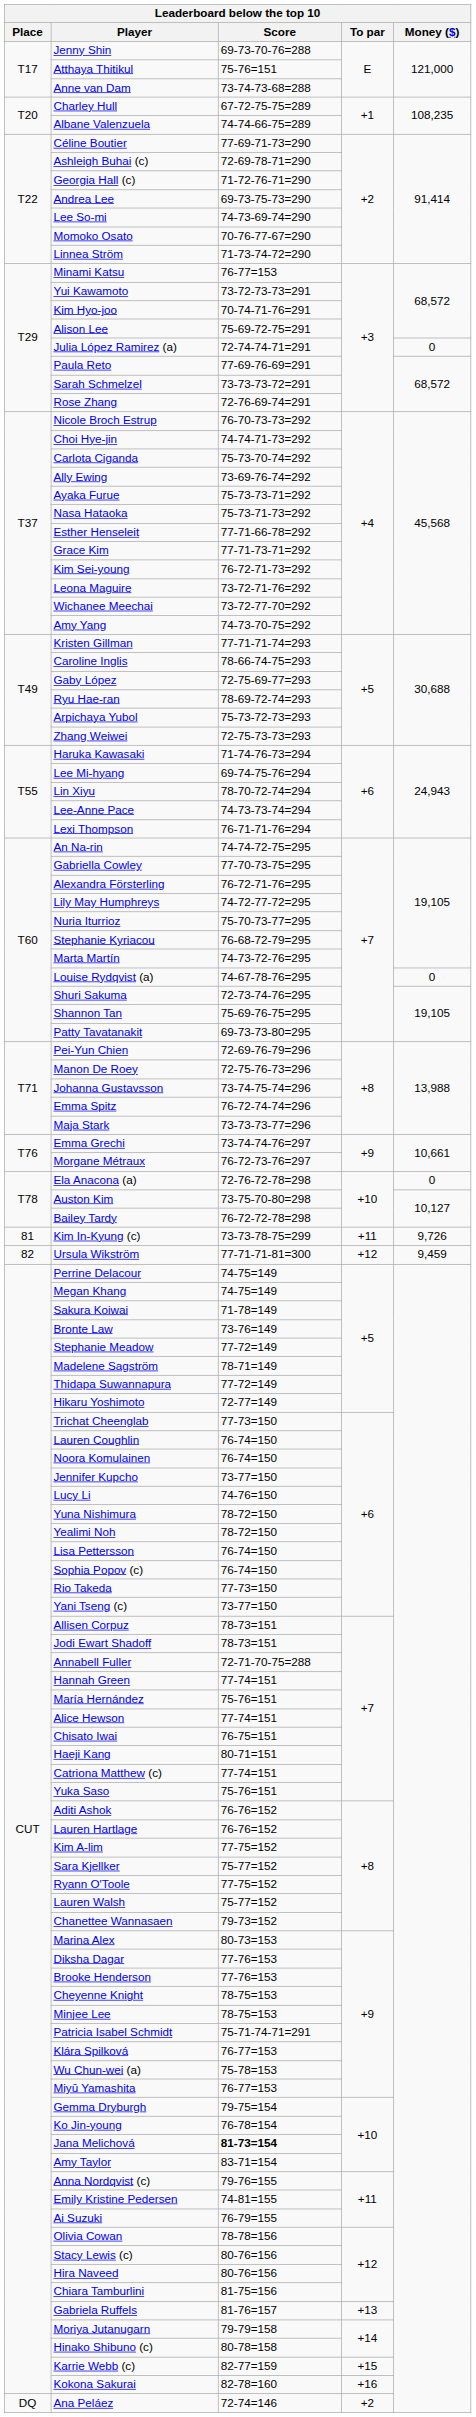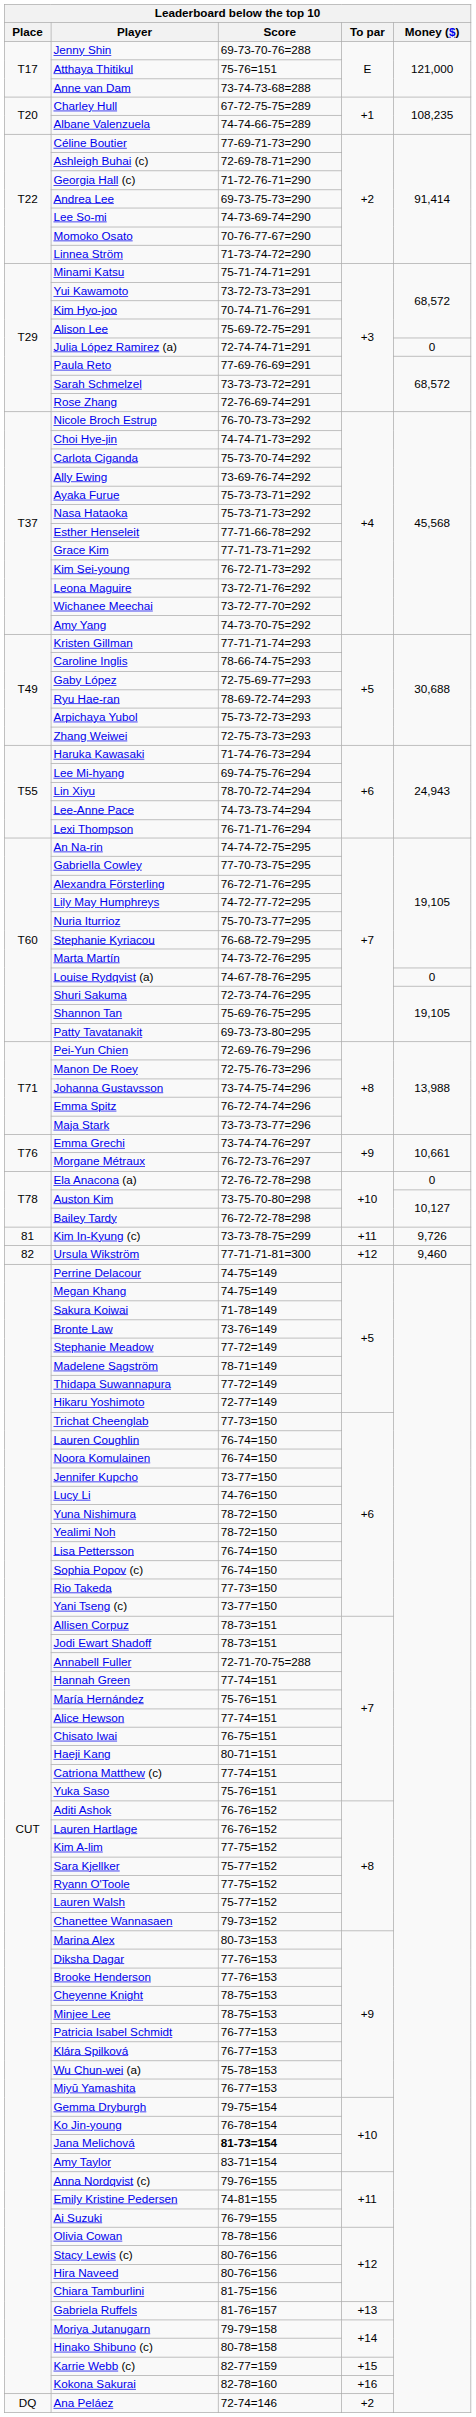(249, 273) 76-77=153 -> (266, 273) 75-71-74-71=291
(432, 1254) 9,459 -> (432, 1254) 9,460
(266, 2032) 75-71-74-71=291 -> (249, 2032) 76-77=153
